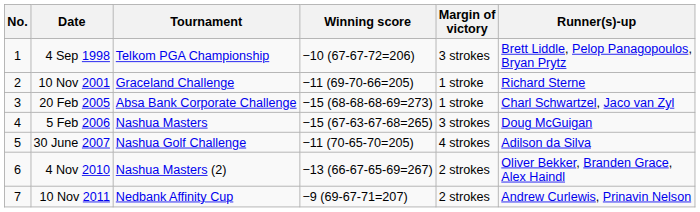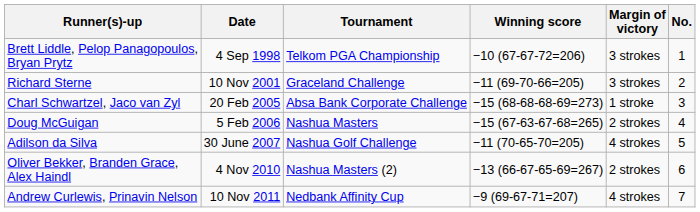columns swapped: (18, 22) <-> (597, 22)
(461, 83) 1 stroke -> (635, 83) 3 strokes
(464, 123) 3 strokes -> (635, 123) 2 strokes
(464, 197) 2 strokes -> (635, 197) 4 strokes
